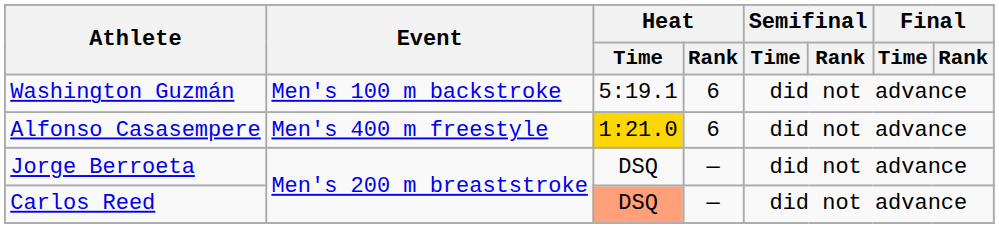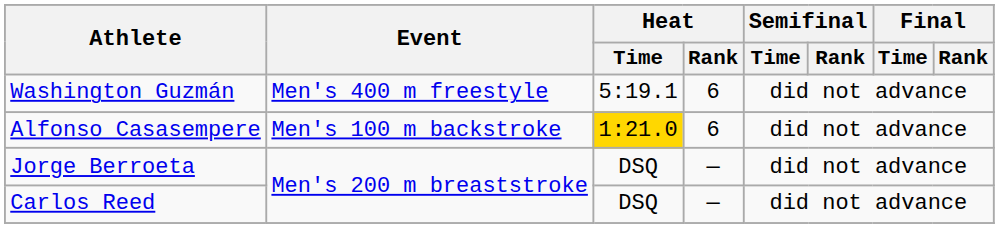(416, 93) Men's 100 m backstroke -> (410, 93) Men's 400 m freestyle
(410, 130) Men's 400 m freestyle -> (416, 130) Men's 100 m backstroke
(638, 204) lightsalmon background -> (638, 204) no background
